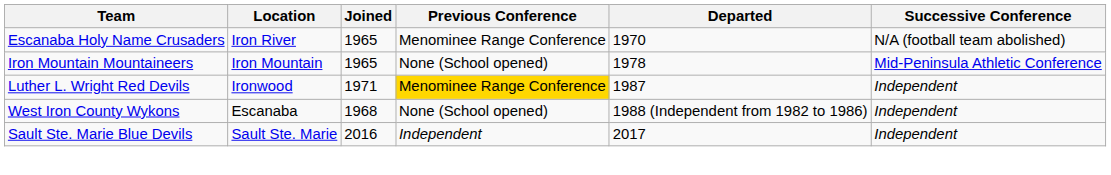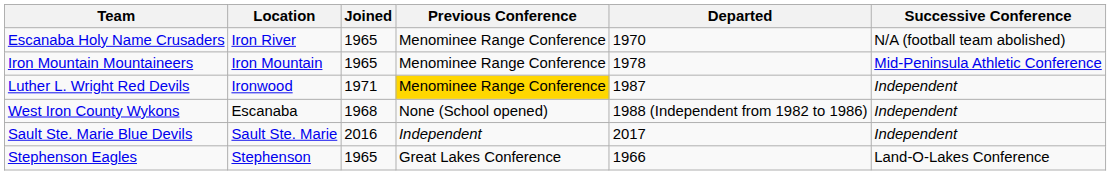(473, 63) None (School opened) -> (502, 63) Menominee Range Conference
+ row: (72, 157)
